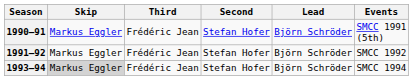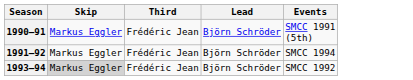- column: (236, 12)
(381, 53) SMCC 1992 -> (310, 53) SMCC 1994
(381, 68) SMCC 1994 -> (310, 68) SMCC 1992
